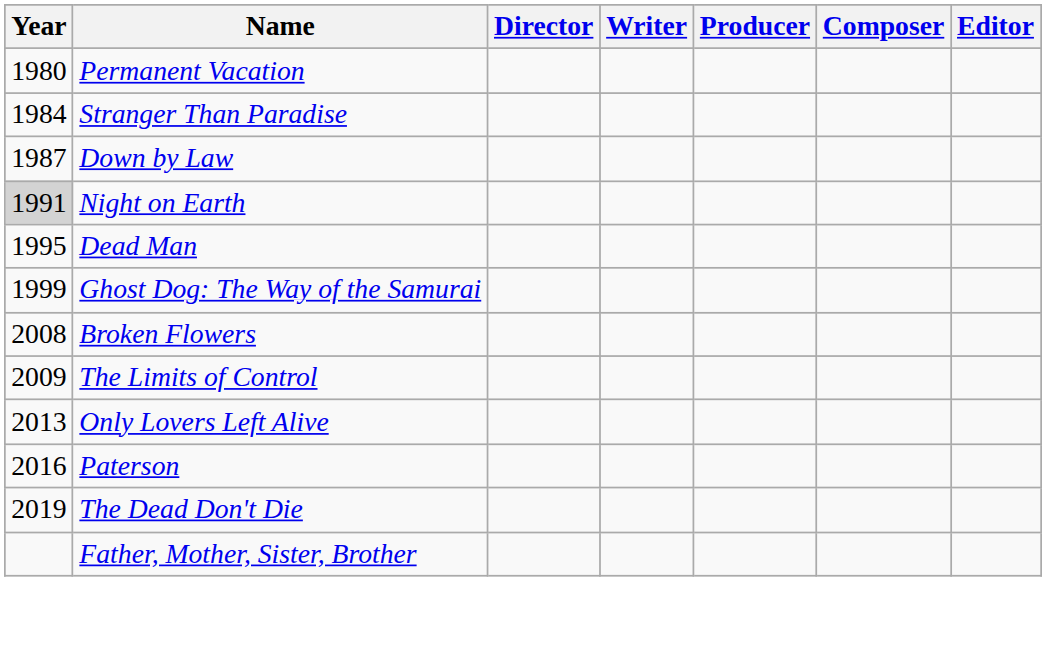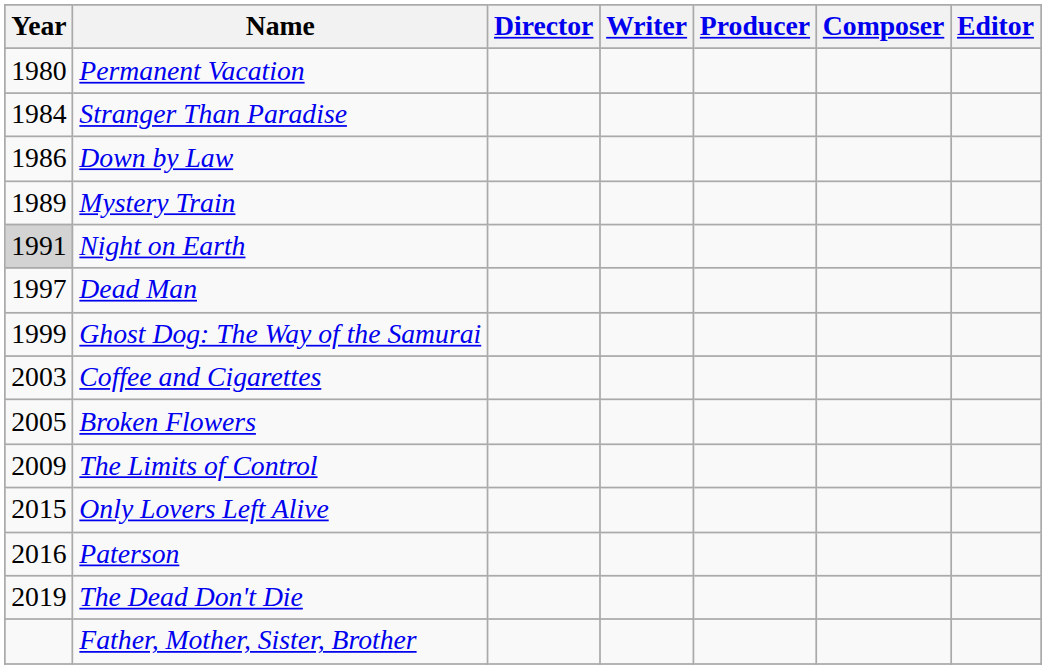(39, 158) 1987 -> (39, 158) 1986
+ row: (157, 202)
(39, 245) 1995 -> (39, 289) 1997
+ row: (200, 377)
(39, 333) 2008 -> (39, 421) 2005
(39, 421) 2013 -> (39, 509) 2015
